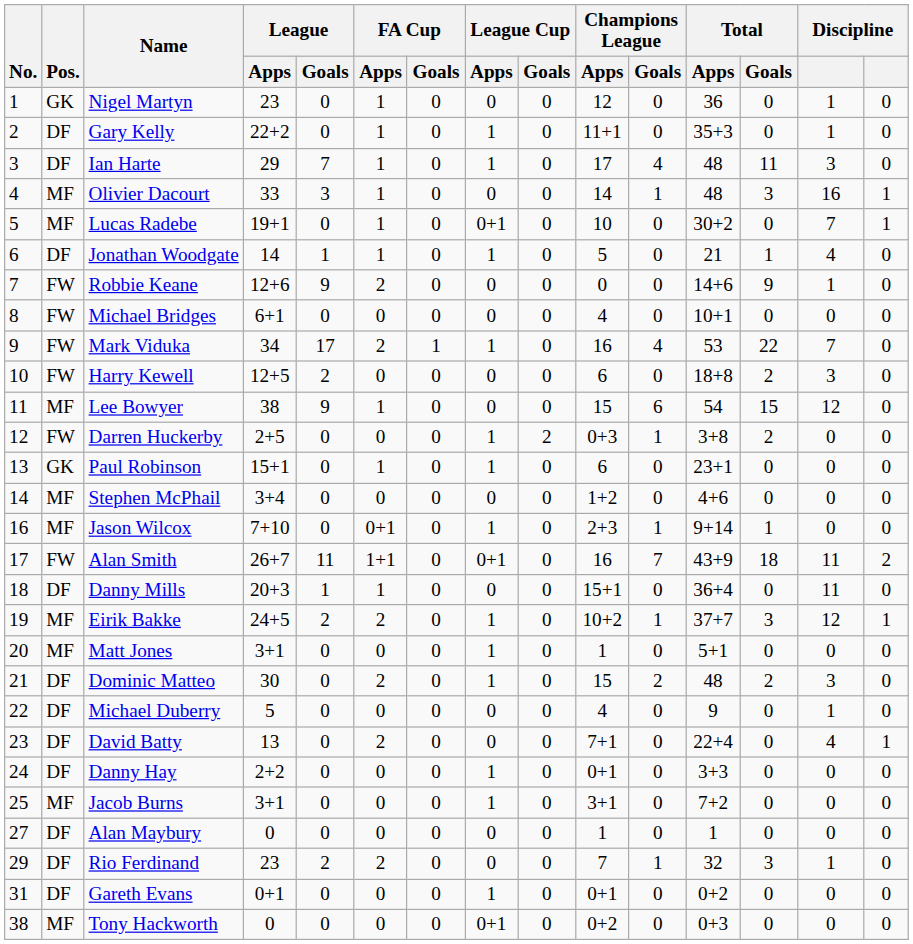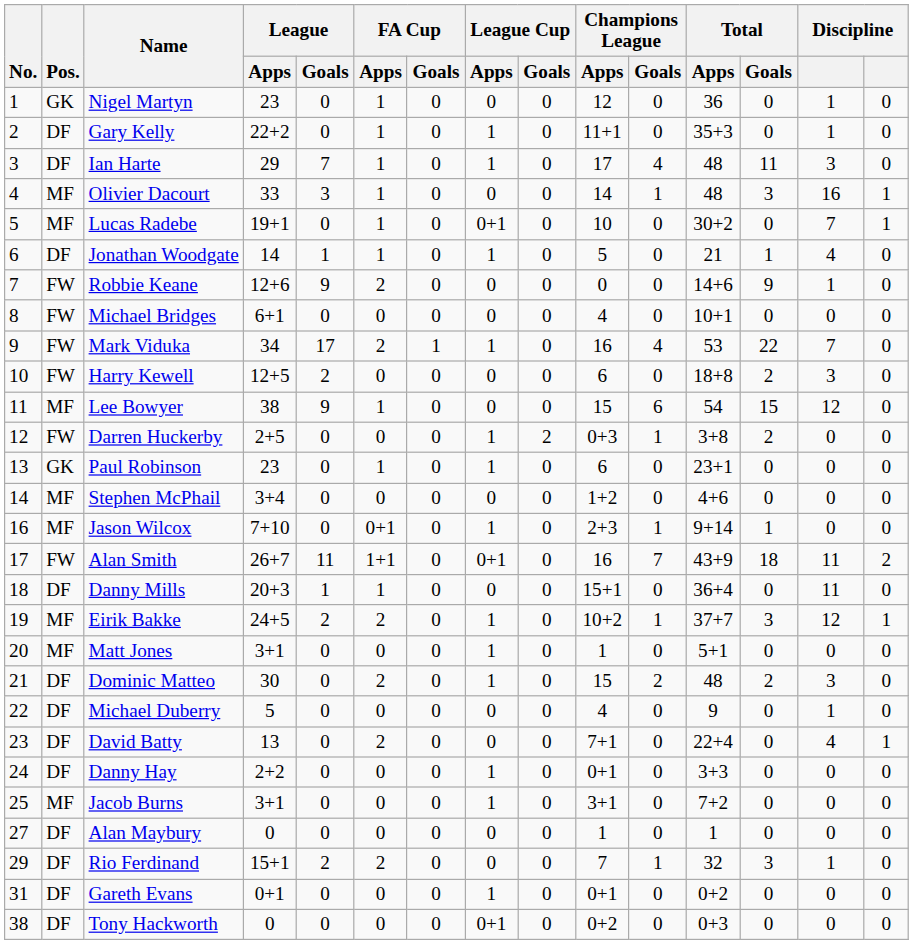(270, 467) 15+1 -> (270, 467) 23
(270, 863) 23 -> (270, 863) 15+1
(60, 924) MF -> (58, 924) DF
